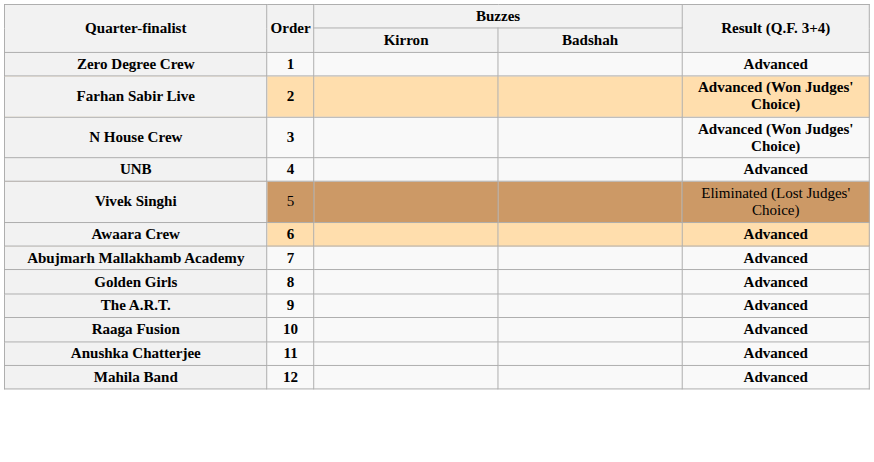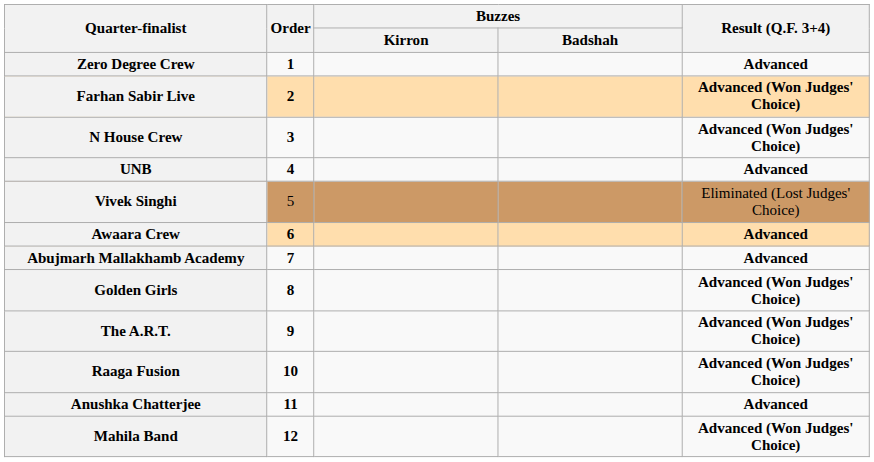(776, 281) Advanced -> (776, 290) Advanced (Won Judges' Choice)
(776, 305) Advanced -> (776, 331) Advanced (Won Judges' Choice)
(776, 329) Advanced -> (776, 371) Advanced (Won Judges' Choice)
(776, 377) Advanced -> (776, 436) Advanced (Won Judges' Choice)
